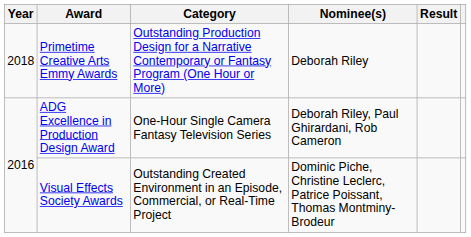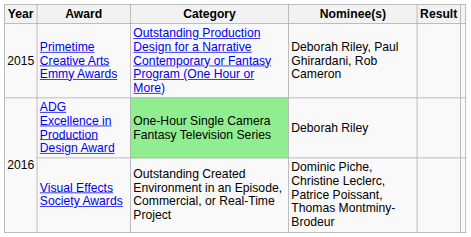(21, 60) 2018 -> (21, 60) 2015
(330, 60) Deborah Riley -> (345, 60) Deborah Riley, Paul Ghirardani, Rob Cameron
(202, 127) no background -> (202, 127) lightgreen background
(345, 127) Deborah Riley, Paul Ghirardani, Rob Cameron -> (330, 127) Deborah Riley
